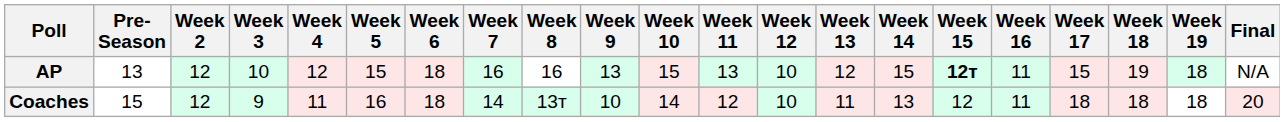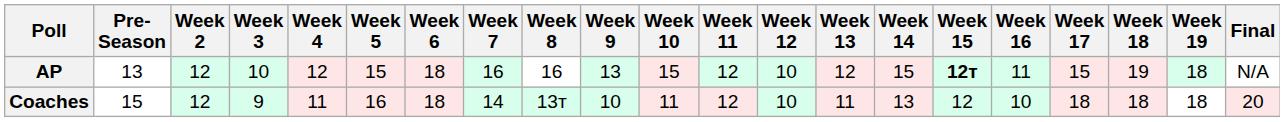(728, 72) 13 -> (728, 72) 12
(669, 102) 14 -> (669, 102) 11
(1021, 102) 11 -> (1021, 102) 10
